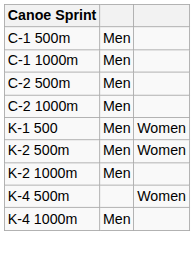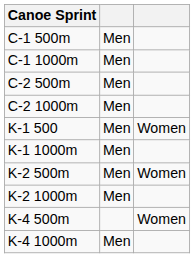+ row: (43, 151)
